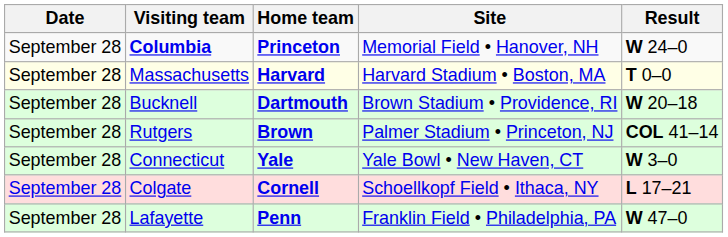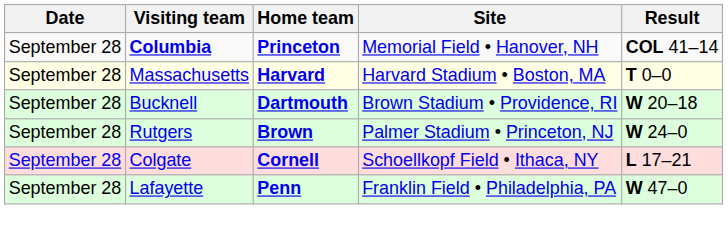(657, 47) W 24–0 -> (672, 47) COL 41–14
(672, 132) COL 41–14 -> (657, 132) W 24–0
- row: (177, 160)
